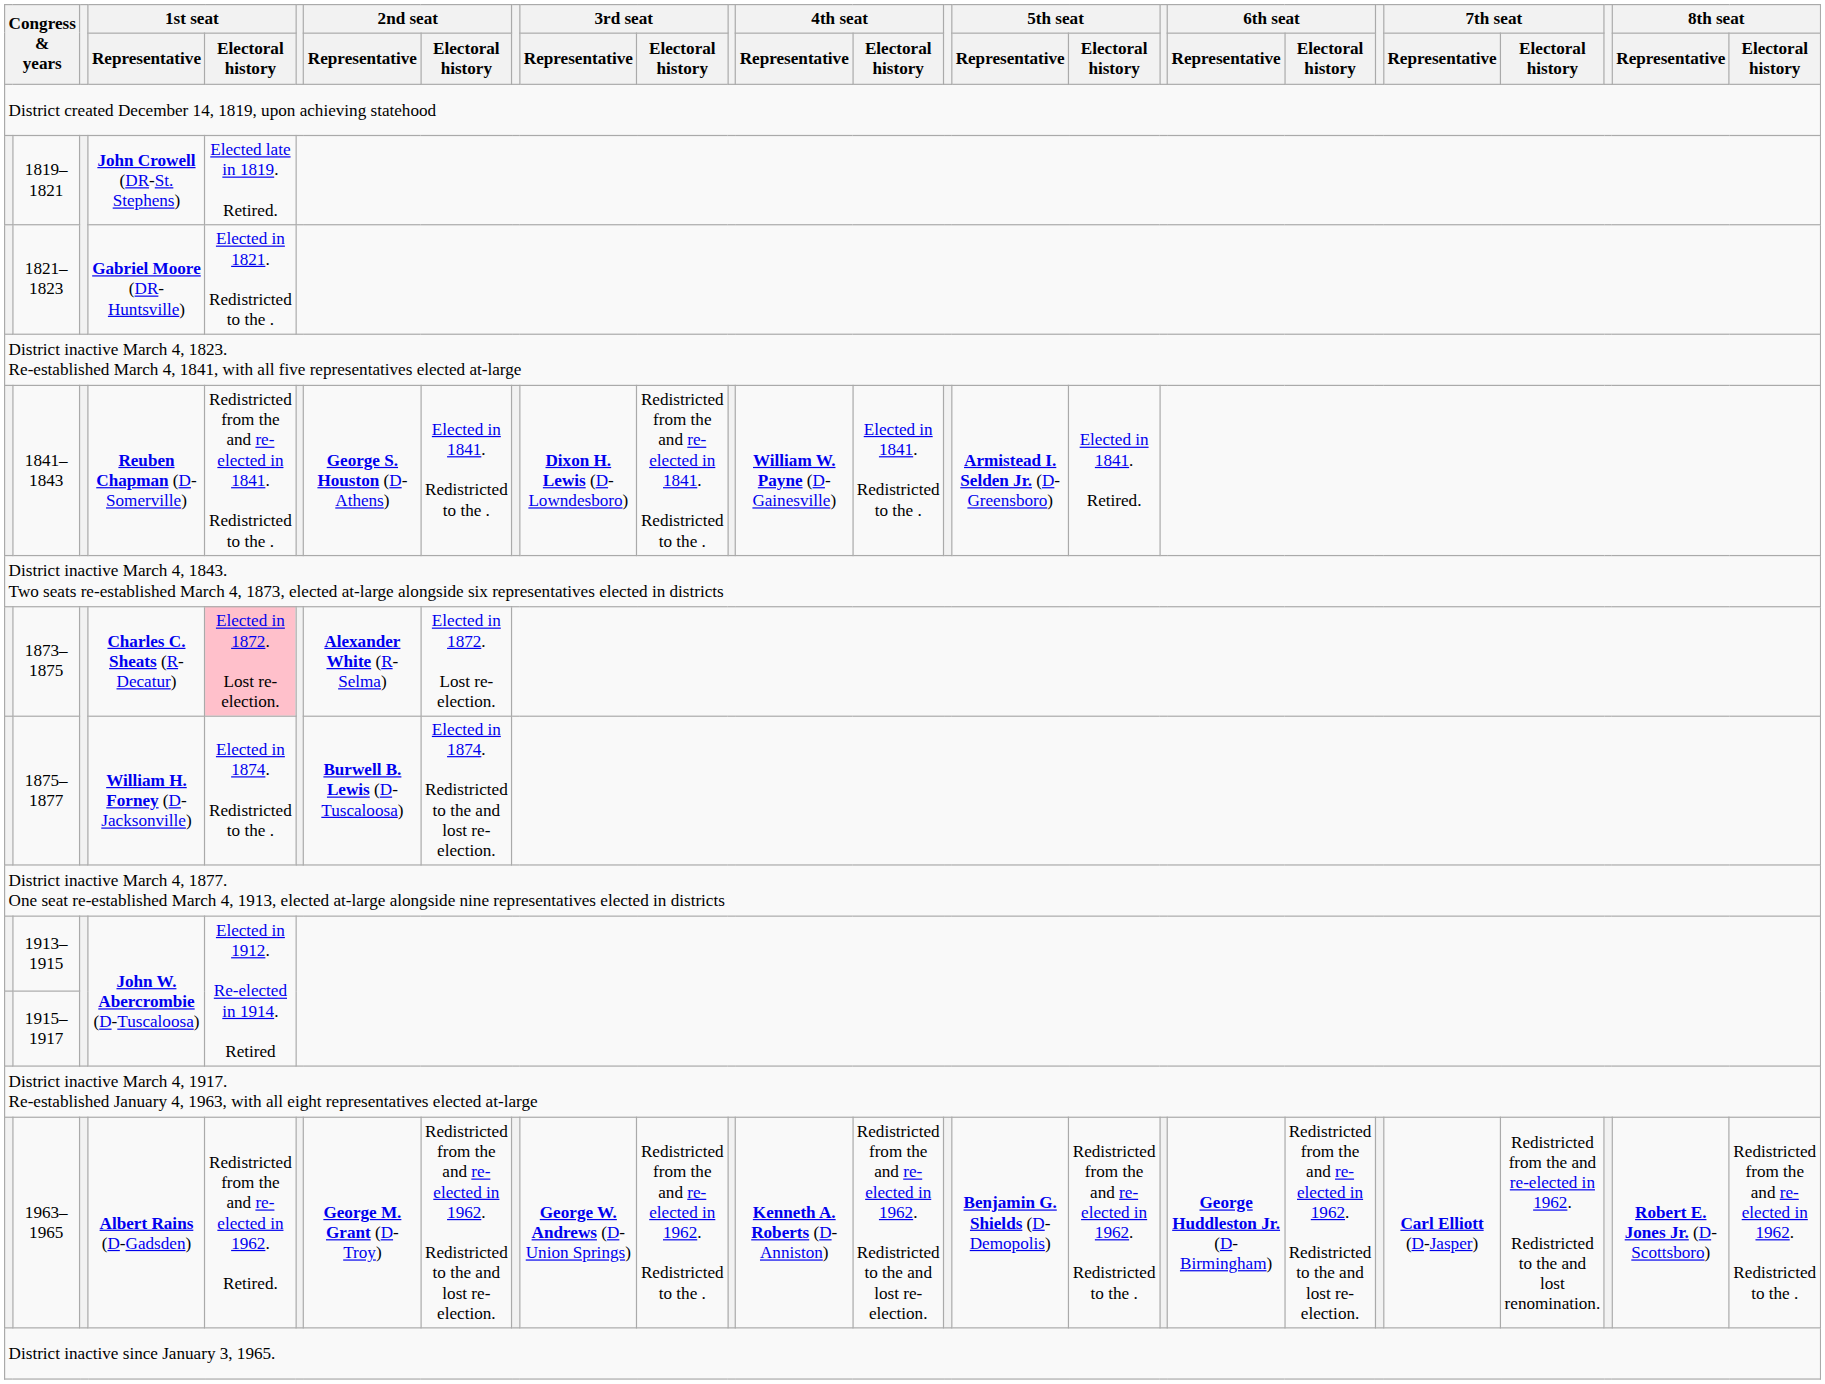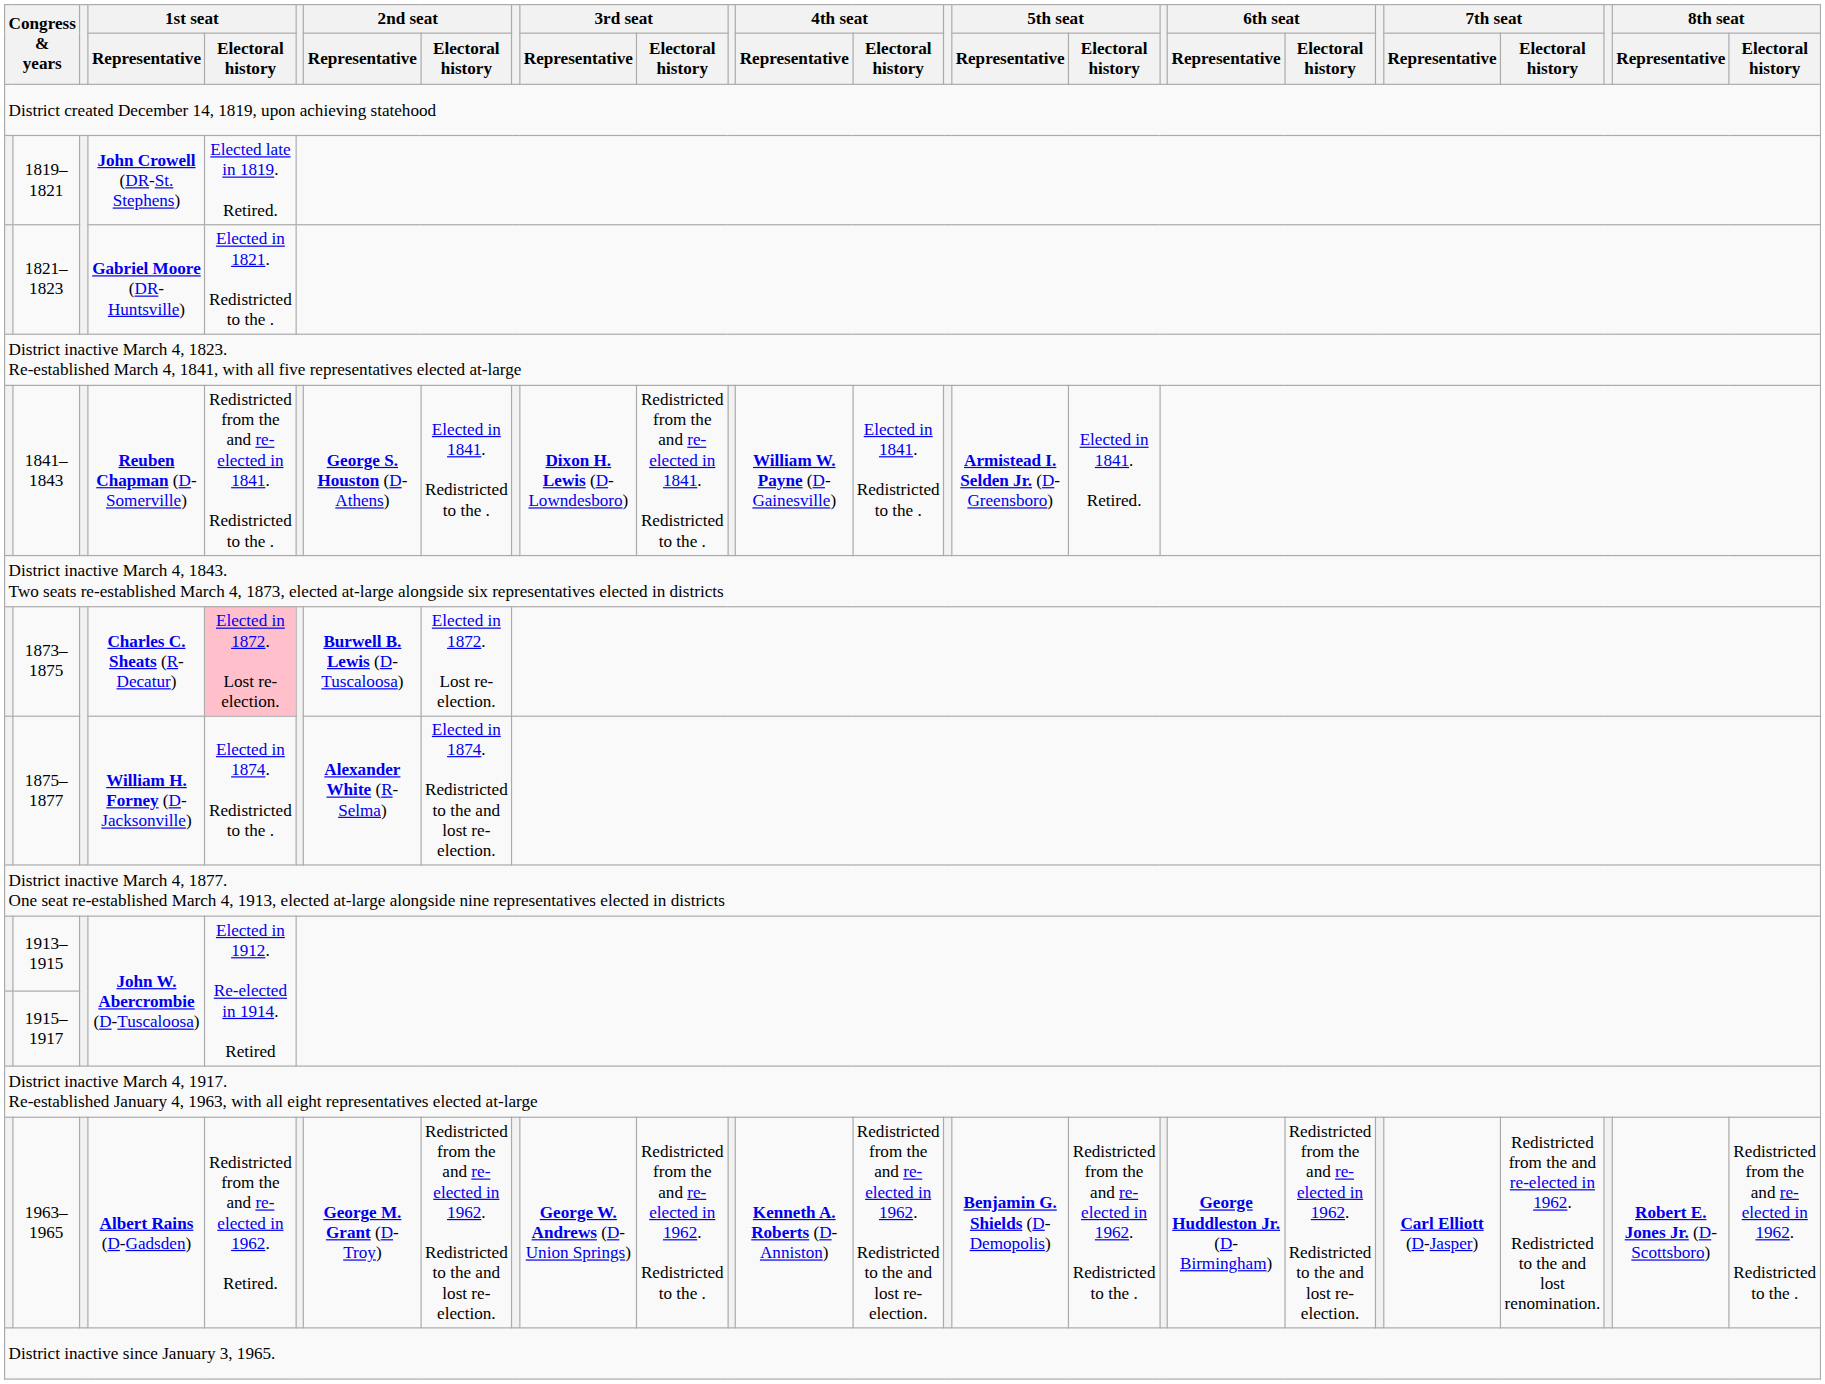(362, 661) Alexander White (R-Selma) -> (362, 661) Burwell B. Lewis (D-Tuscaloosa)
(362, 790) Burwell B. Lewis (D-Tuscaloosa) -> (362, 790) Alexander White (R-Selma)
